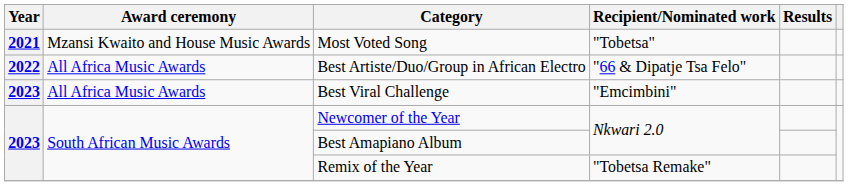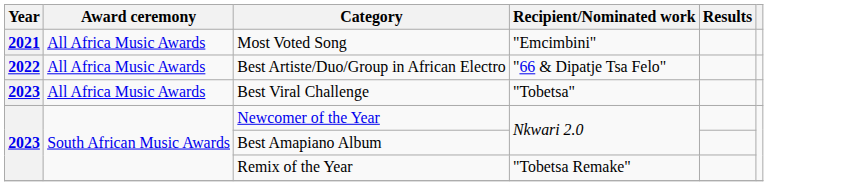(179, 42) Mzansi Kwaito and House Music Awards -> (126, 42) All Africa Music Awards
(624, 42) "Tobetsa" -> (555, 42) "Emcimbini"
(635, 92) "Emcimbini" -> (544, 92) "Tobetsa"
